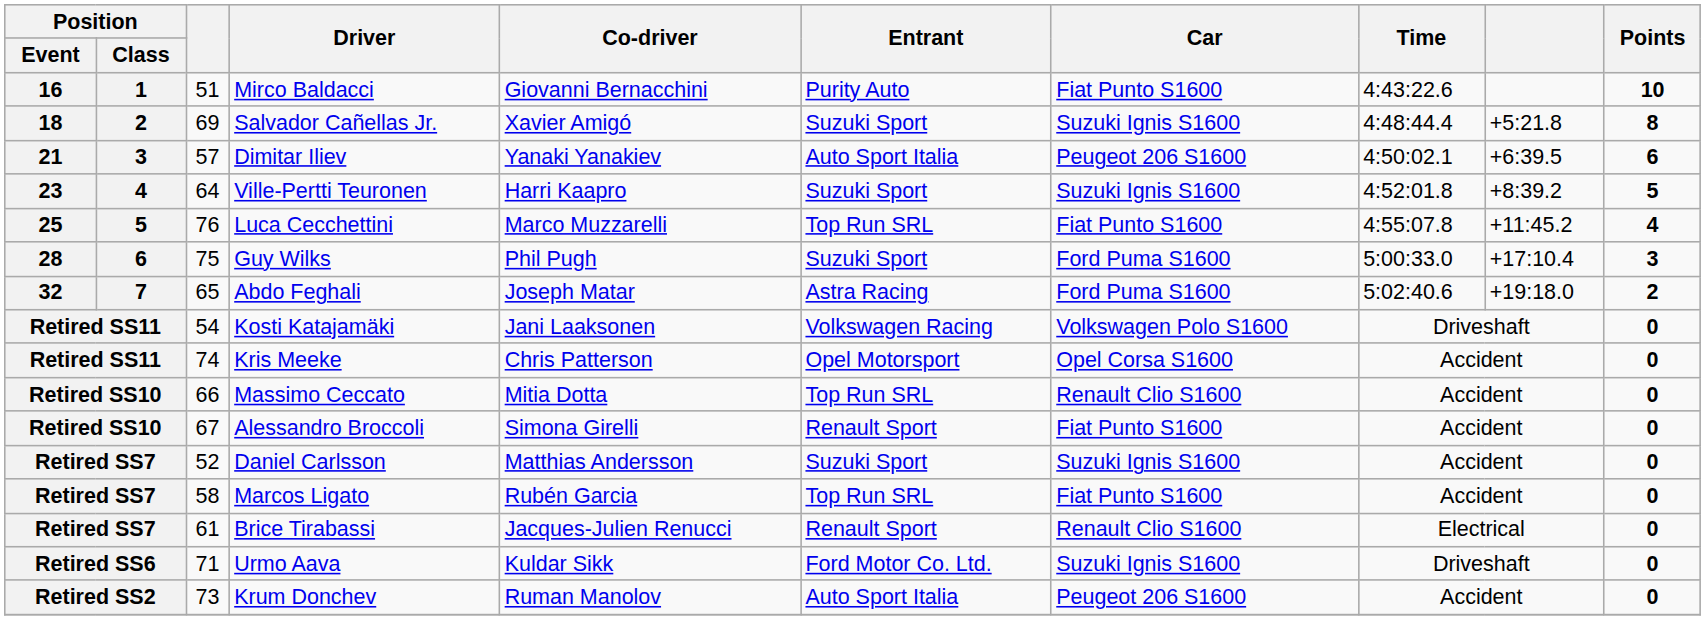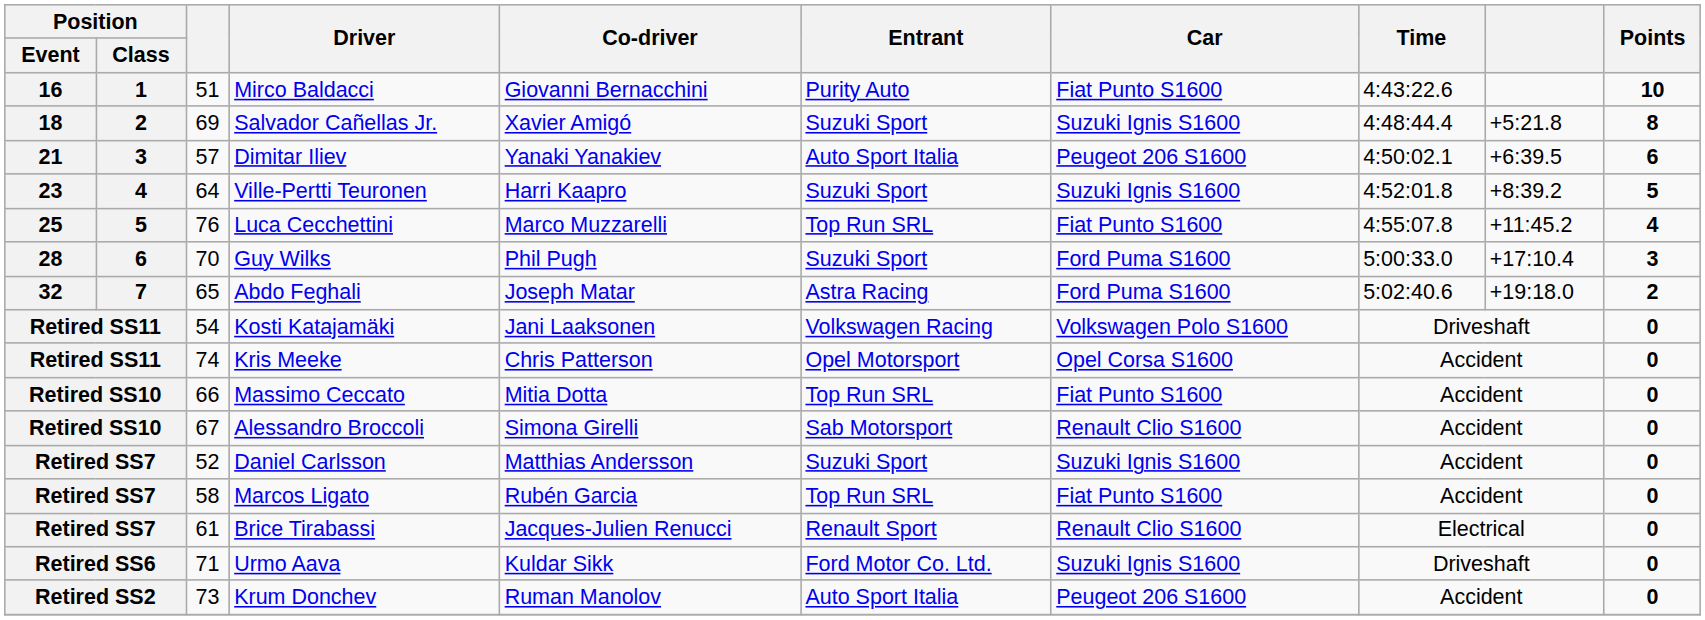(207, 258) 75 -> (207, 258) 70
(1149, 394) Renault Clio S1600 -> (1139, 394) Fiat Punto S1600
(871, 428) Renault Sport -> (879, 428) Sab Motorsport
(1139, 428) Fiat Punto S1600 -> (1149, 428) Renault Clio S1600
